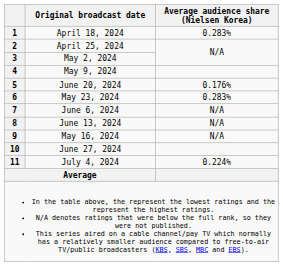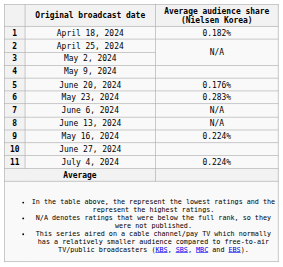(217, 33) 0.283% -> (217, 33) 0.182%
(217, 136) N/A -> (217, 136) 0.224%
